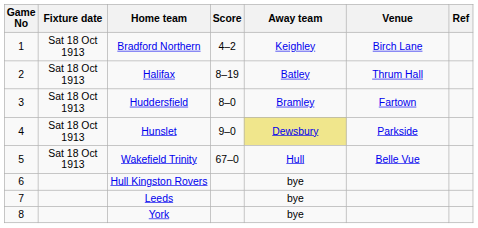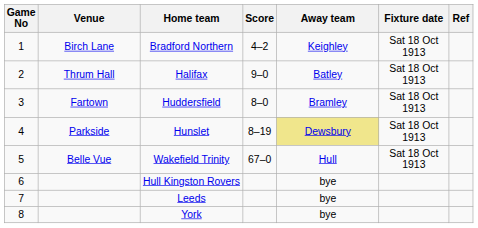columns swapped: (73, 18) <-> (398, 18)
(227, 74) 8–19 -> (260, 74) 9–0
(227, 131) 9–0 -> (260, 131) 8–19
